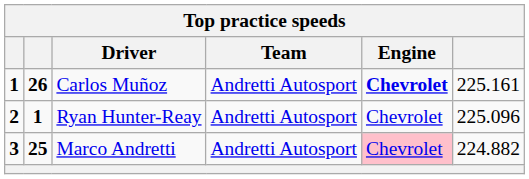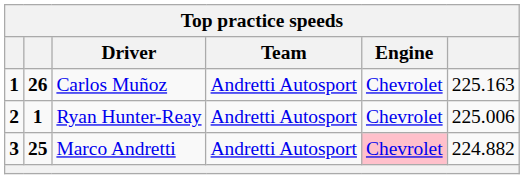(407, 84) bold -> (404, 84) normal
(488, 84) 225.161 -> (483, 84) 225.163
(488, 116) 225.096 -> (483, 116) 225.006
